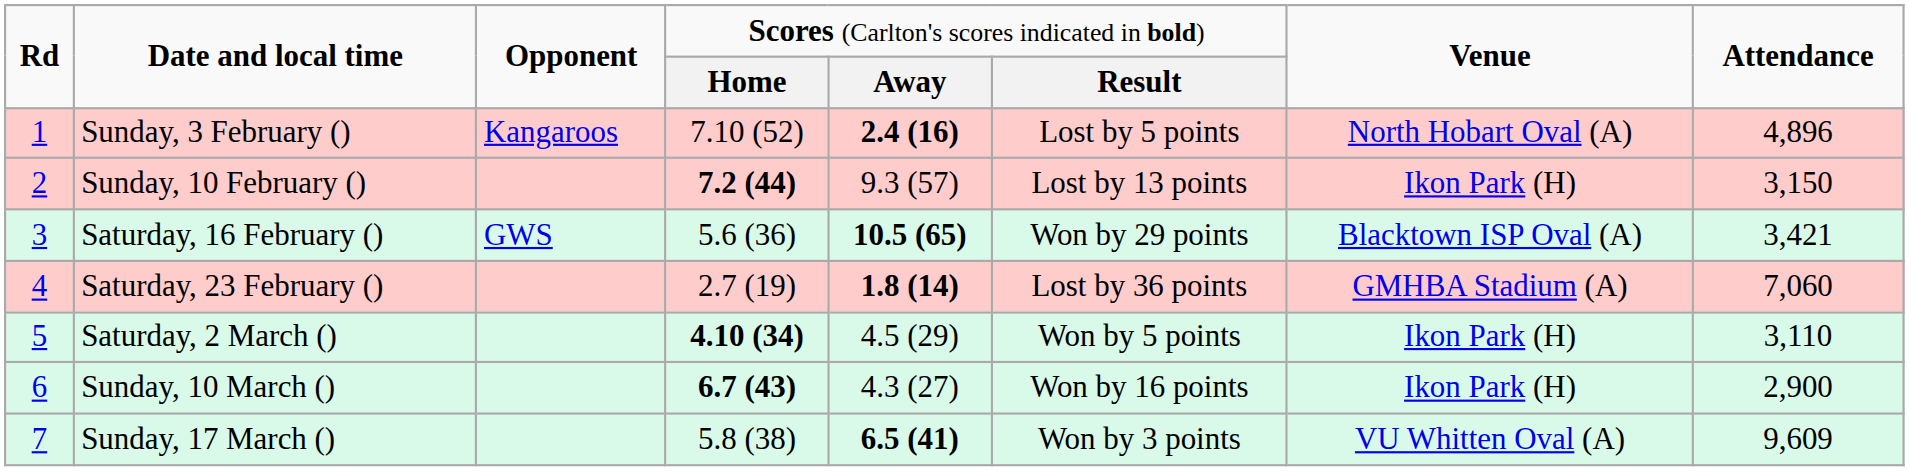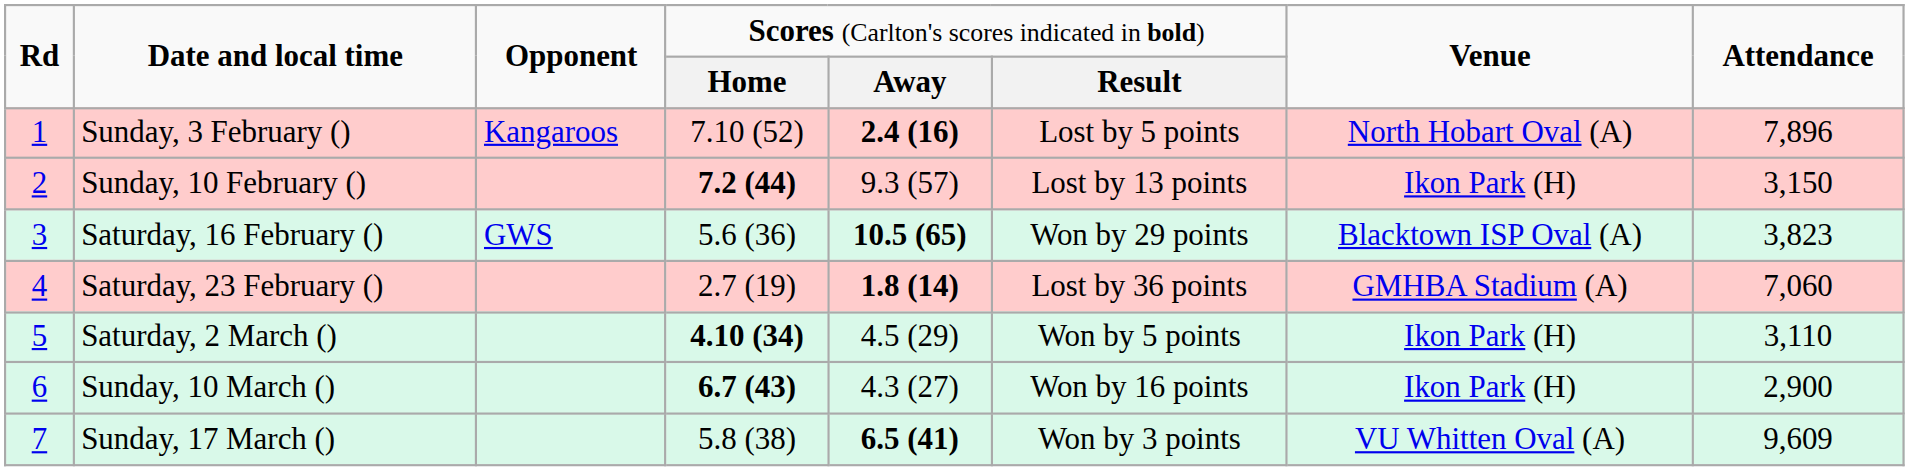(1798, 132) 4,896 -> (1798, 132) 7,896
(1798, 234) 3,421 -> (1798, 234) 3,823
